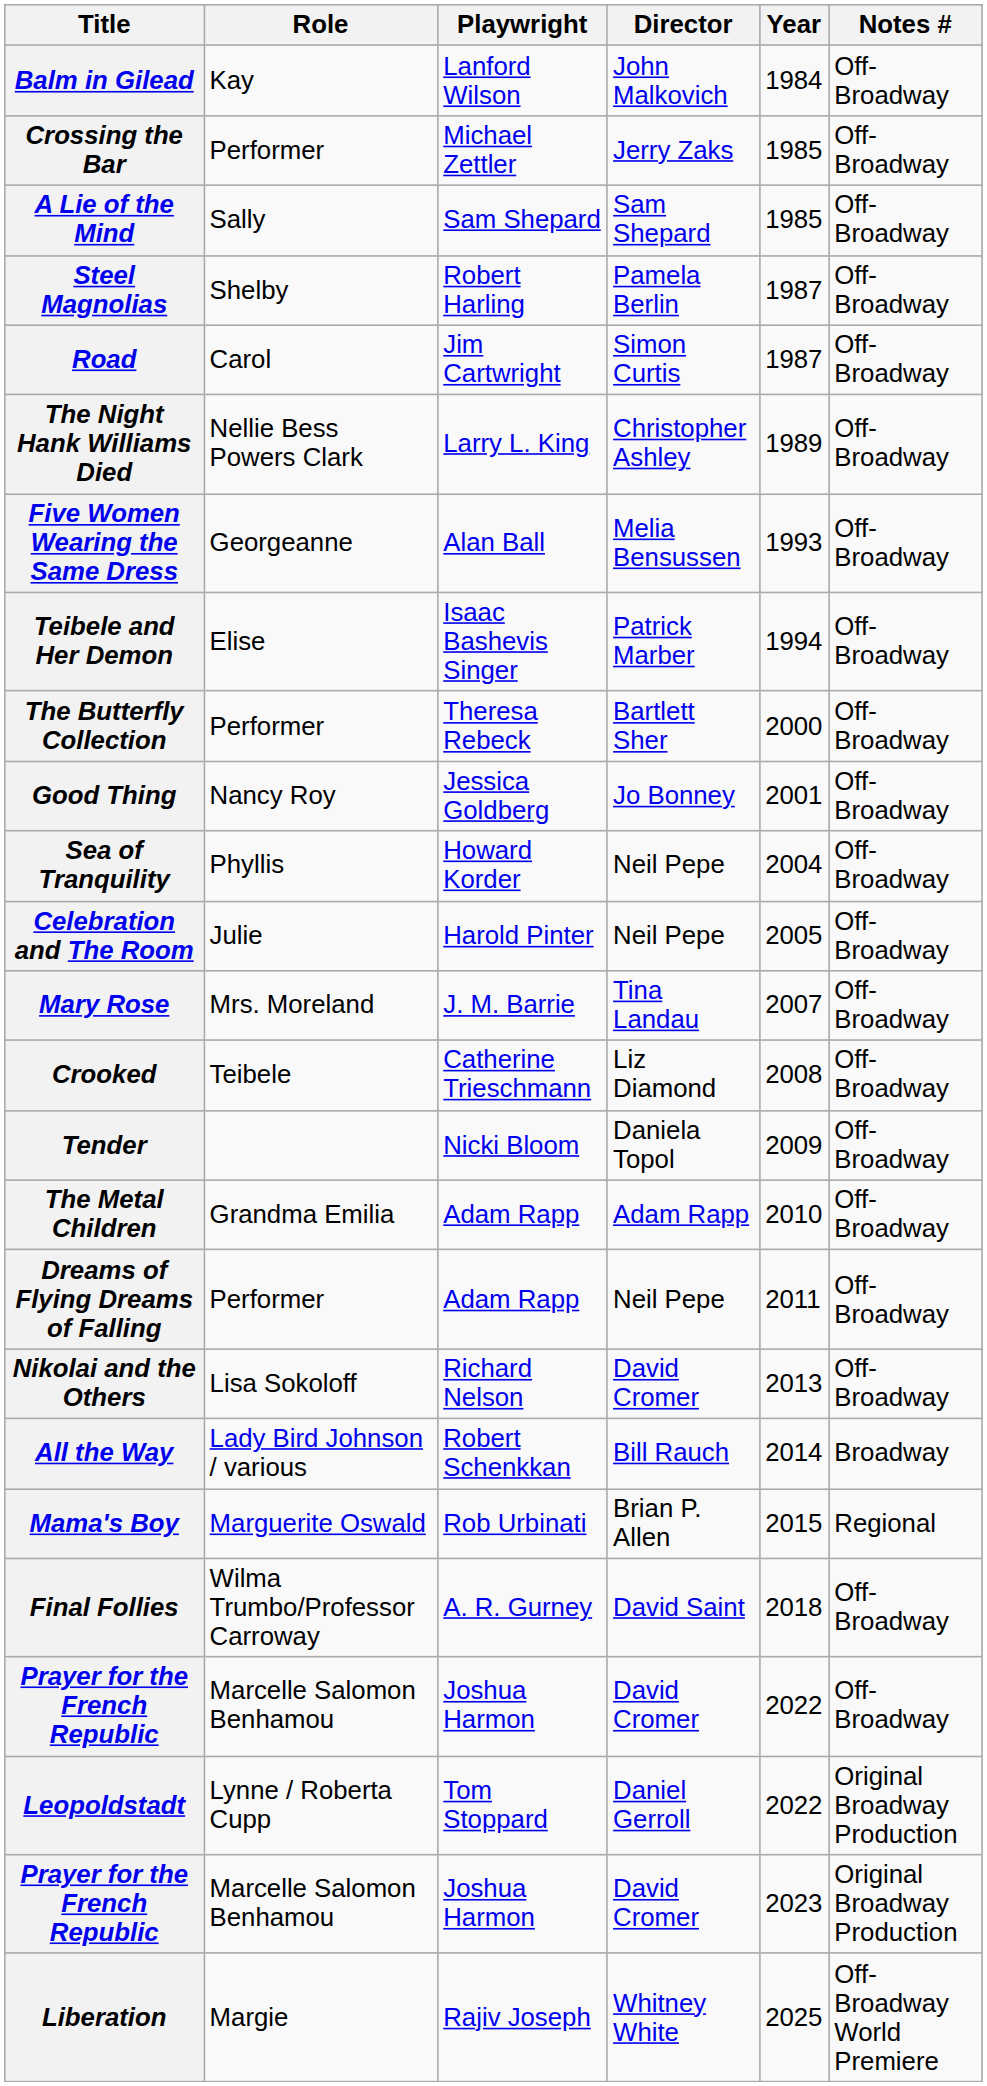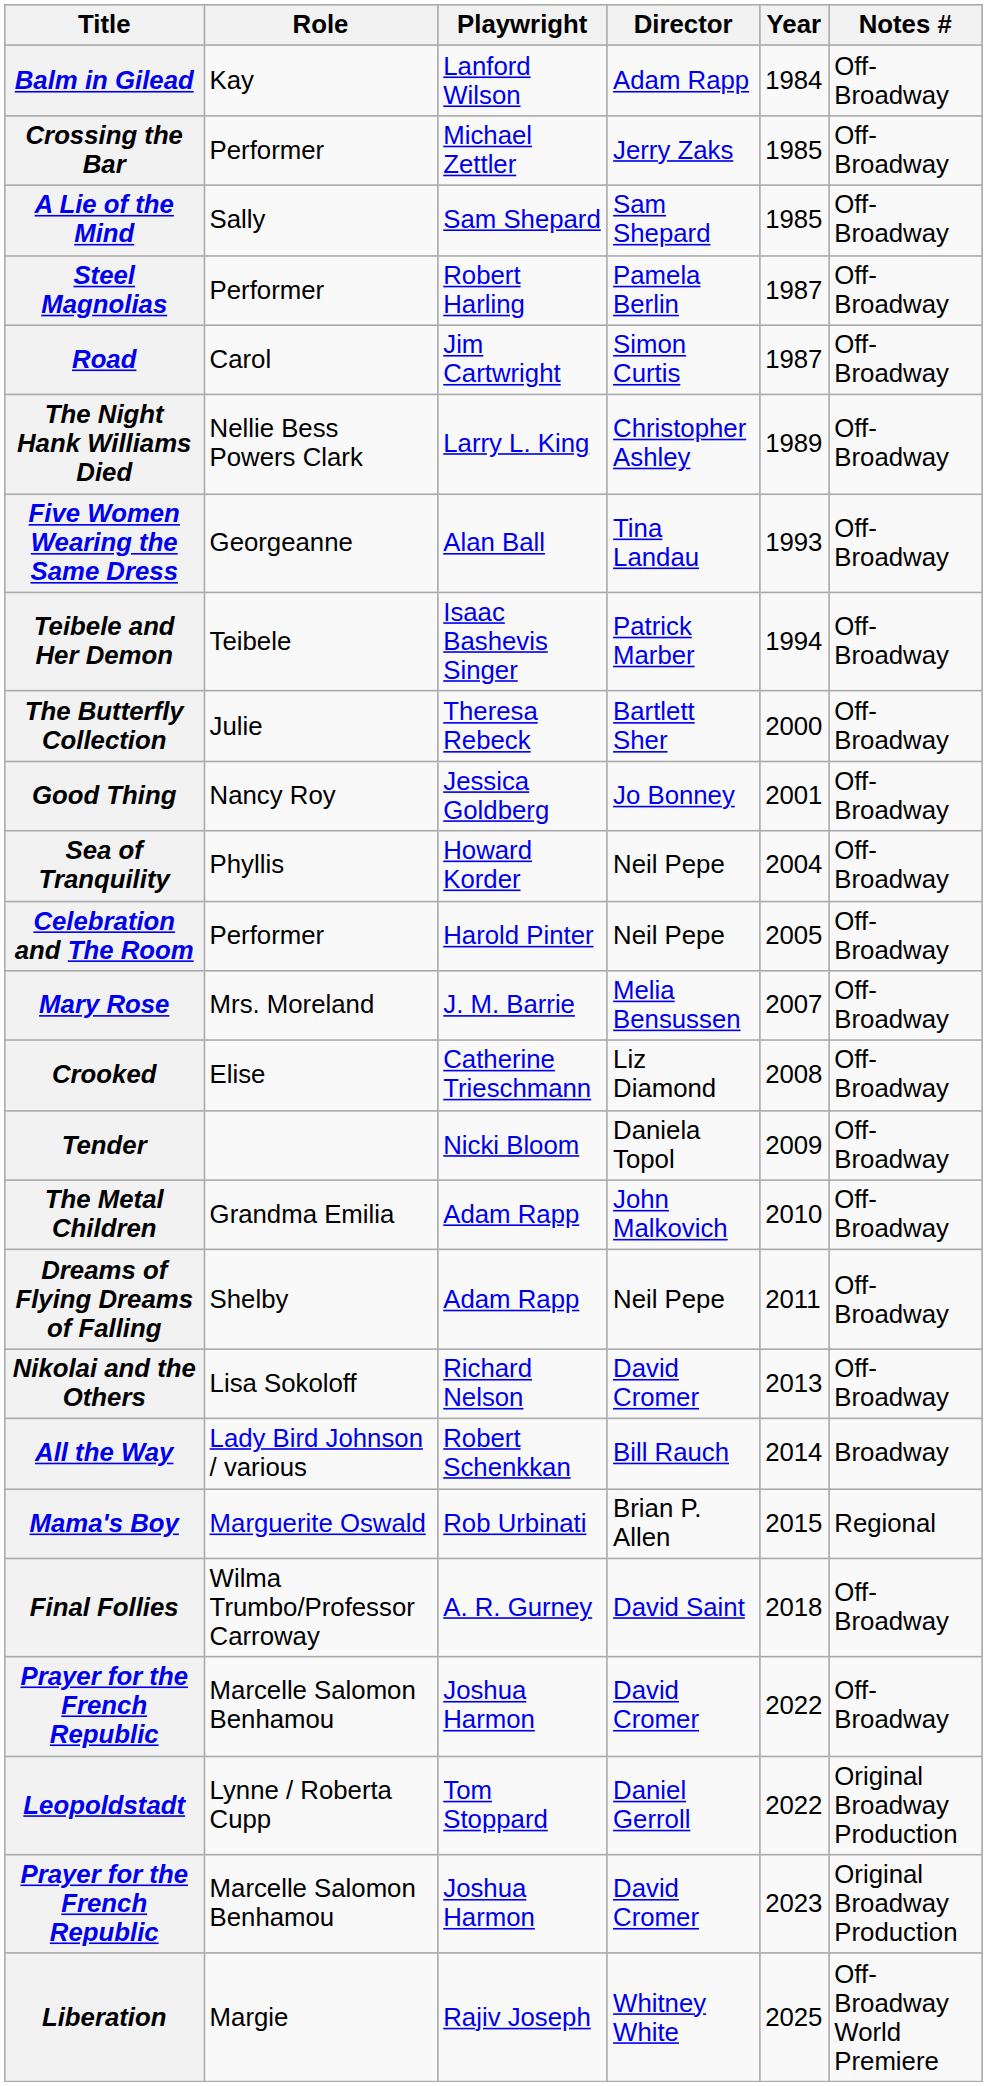(670, 80) John Malkovich -> (681, 80) Adam Rapp
(249, 289) Shelby -> (267, 289) Performer
(677, 542) Melia Bensussen -> (656, 542) Tina Landau
(238, 641) Elise -> (250, 641) Teibele
(267, 725) Performer -> (236, 725) Julie
(236, 935) Julie -> (267, 935) Performer
(656, 1005) Tina Landau -> (677, 1005) Melia Bensussen
(250, 1075) Teibele -> (238, 1075) Elise
(681, 1214) Adam Rapp -> (670, 1214) John Malkovich
(267, 1299) Performer -> (249, 1299) Shelby
